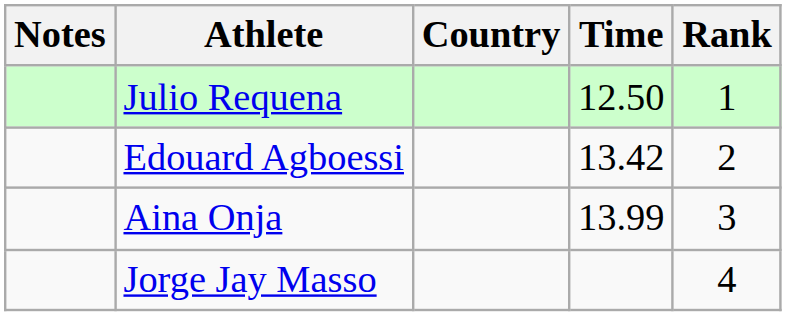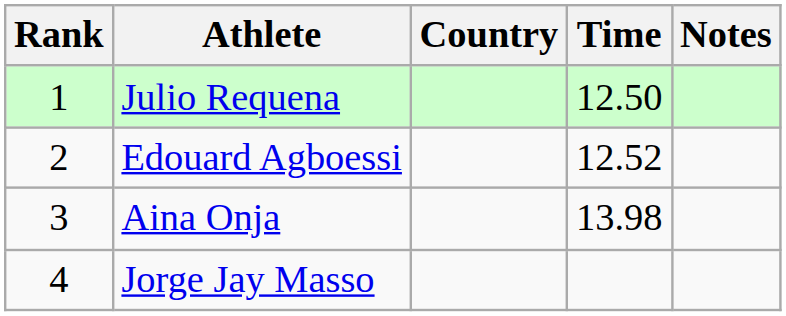columns swapped: (727, 34) <-> (60, 34)
(621, 156) 13.42 -> (619, 156) 12.52
(621, 217) 13.99 -> (619, 217) 13.98
